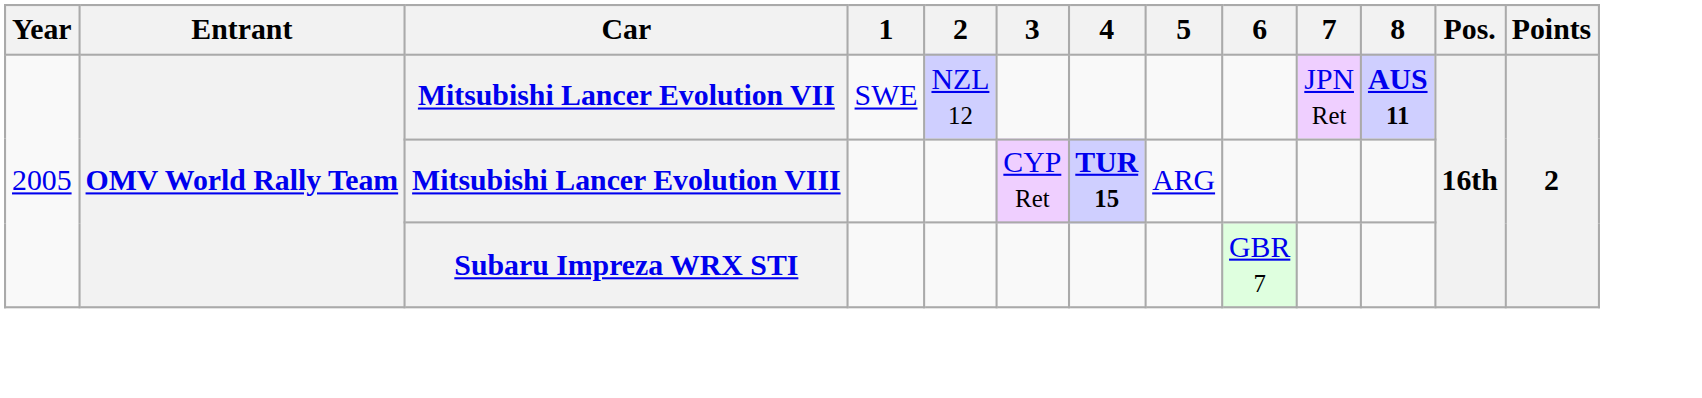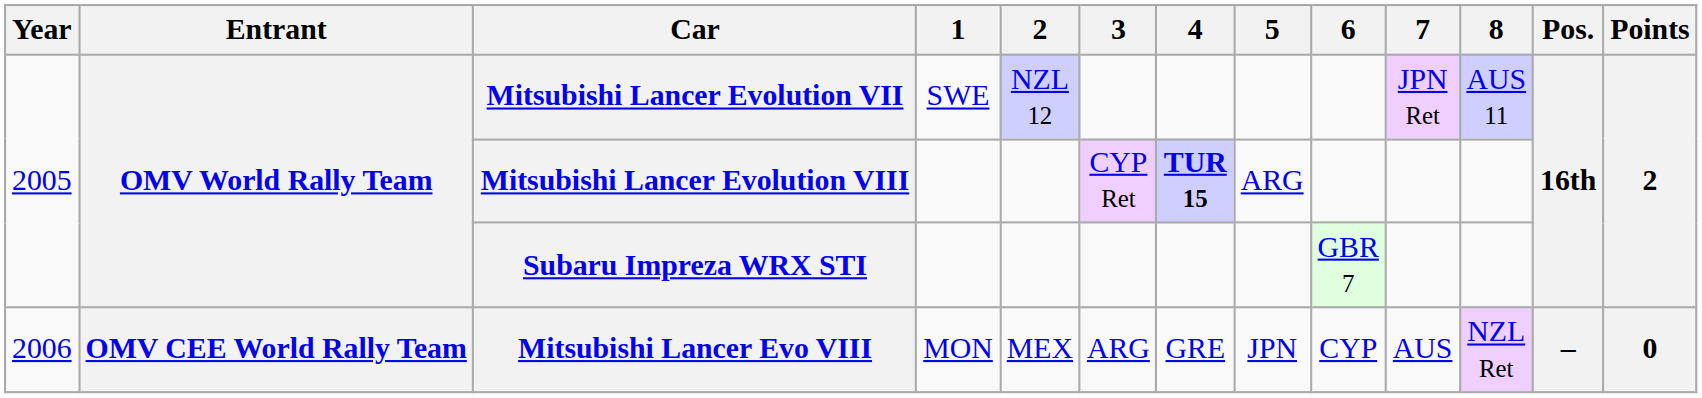(1398, 96) bold -> (1496, 96) normal
+ row: (695, 349)
